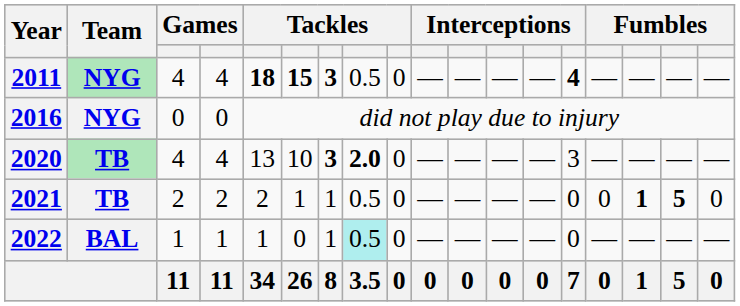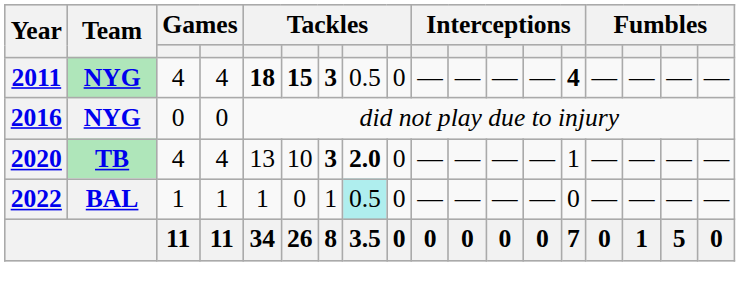(573, 158) 3 -> (573, 158) 1
- row: (36, 198)
